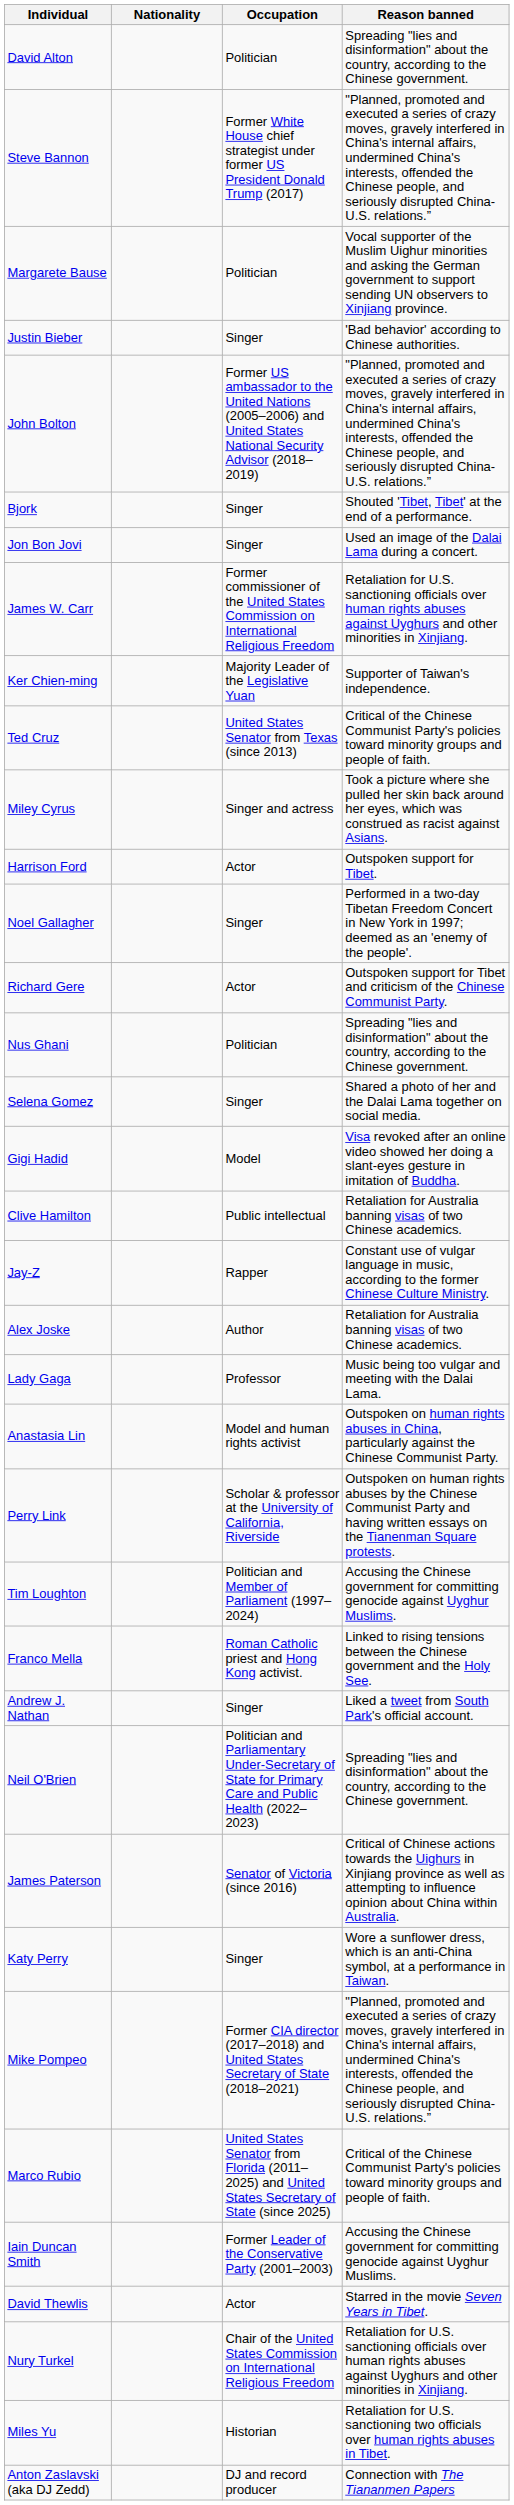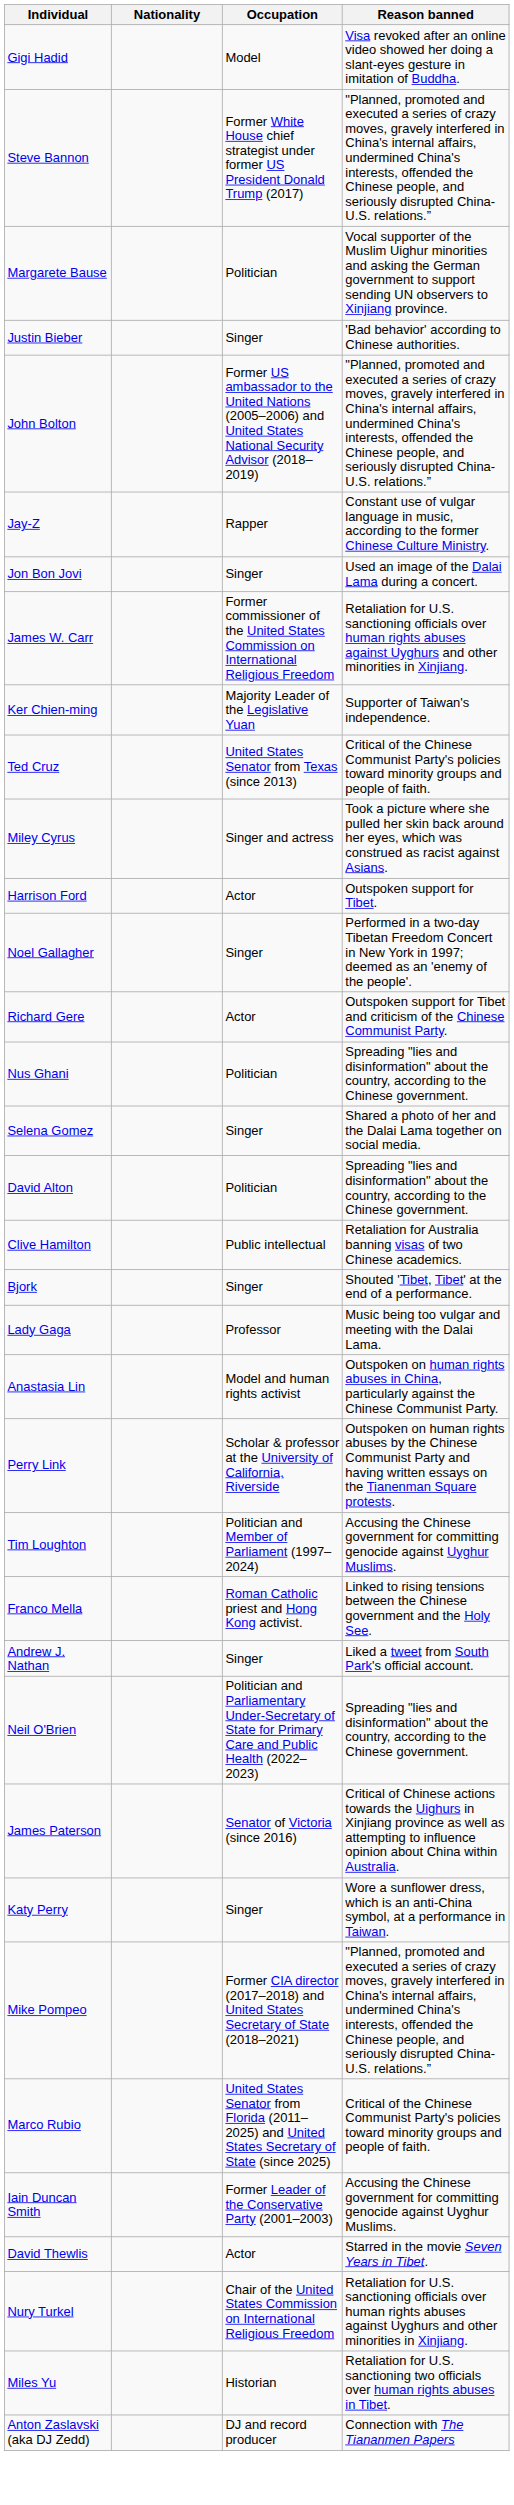rows swapped: (40, 57) <-> (38, 1158)
rows swapped: (22, 509) <-> (24, 1272)
- row: (39, 1329)
